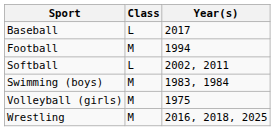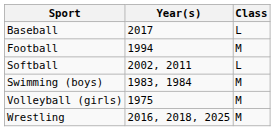columns swapped: (144, 13) <-> (216, 13)
